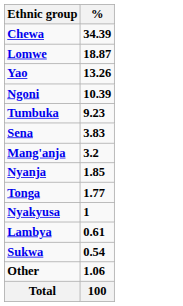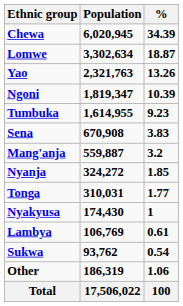+ column: (112, 14)
